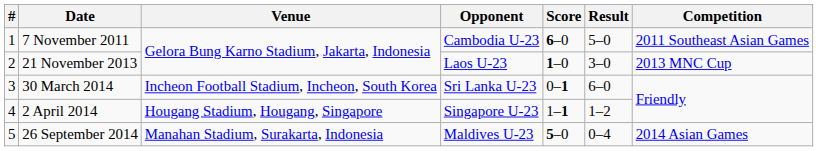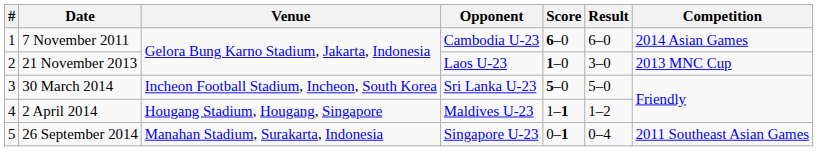(599, 39) 5–0 -> (599, 39) 6–0
(722, 39) 2011 Southeast Asian Games -> (692, 39) 2014 Asian Games
(557, 87) 0–1 -> (557, 87) 5–0
(599, 87) 6–0 -> (599, 87) 5–0
(491, 110) Singapore U-23 -> (489, 110) Maldives U-23
(489, 134) Maldives U-23 -> (491, 134) Singapore U-23
(557, 134) 5–0 -> (557, 134) 0–1
(692, 134) 2014 Asian Games -> (722, 134) 2011 Southeast Asian Games
